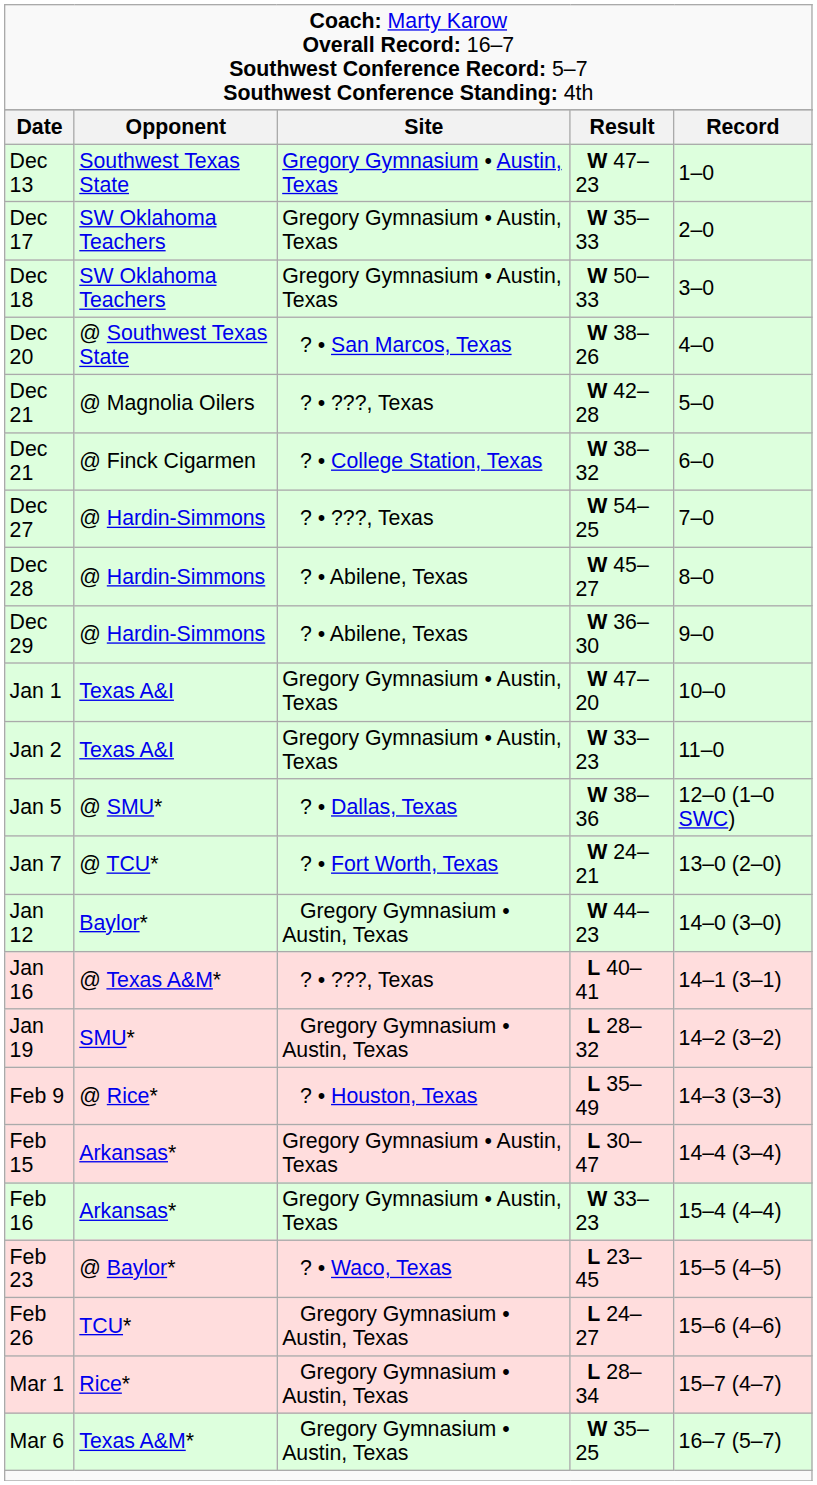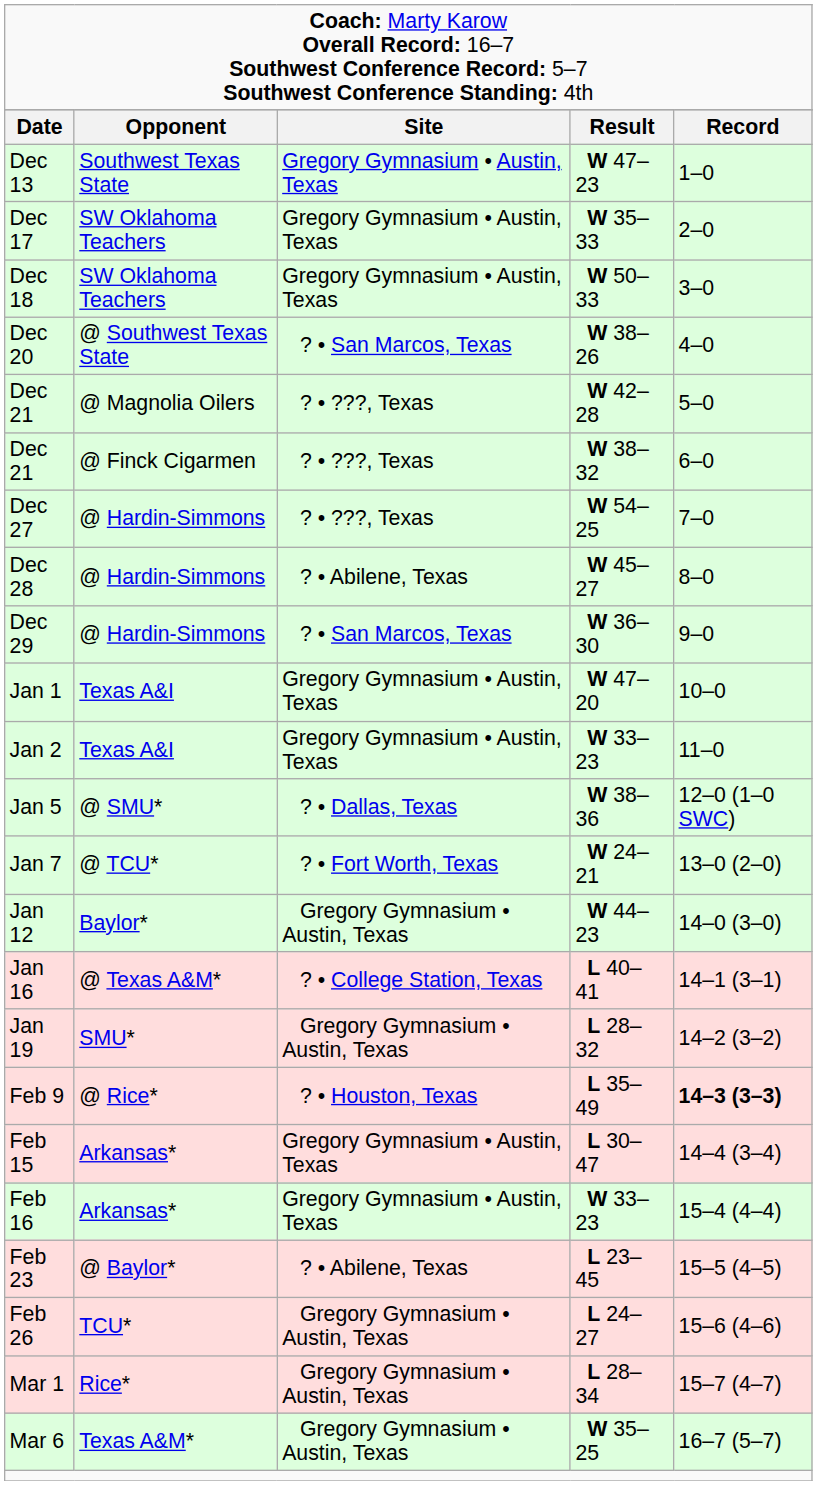(421, 461) ? • College Station, Texas -> (367, 461) ? • ???, Texas
(384, 634) ? • Abilene, Texas -> (406, 634) ? • San Marcos, Texas
(367, 980) ? • ???, Texas -> (421, 980) ? • College Station, Texas
(730, 1095) normal -> (730, 1095) bold
(376, 1268) ? • Waco, Texas -> (384, 1268) ? • Abilene, Texas
